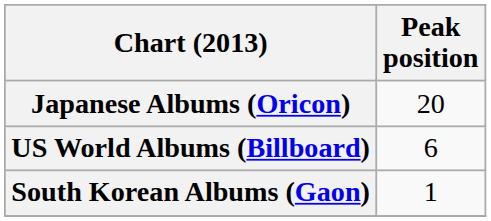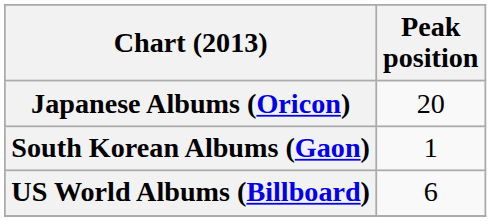rows swapped: (191, 192) <-> (191, 147)
